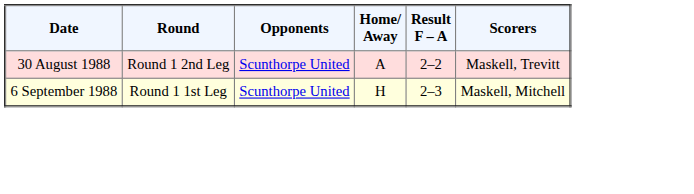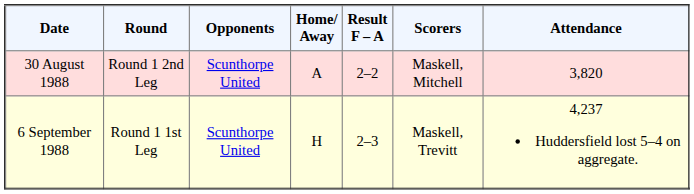+ column: (586, 28)
(513, 64) Maskell, Trevitt -> (438, 73) Maskell, Mitchell
(513, 91) Maskell, Mitchell -> (438, 141) Maskell, Trevitt
